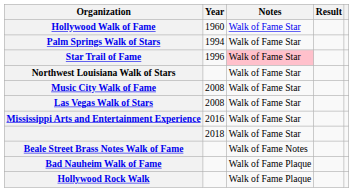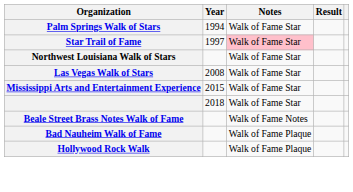- row: (104, 27)
(215, 57) 1996 -> (215, 42) 1997
- row: (104, 88)
(215, 118) 2016 -> (215, 88) 2015
